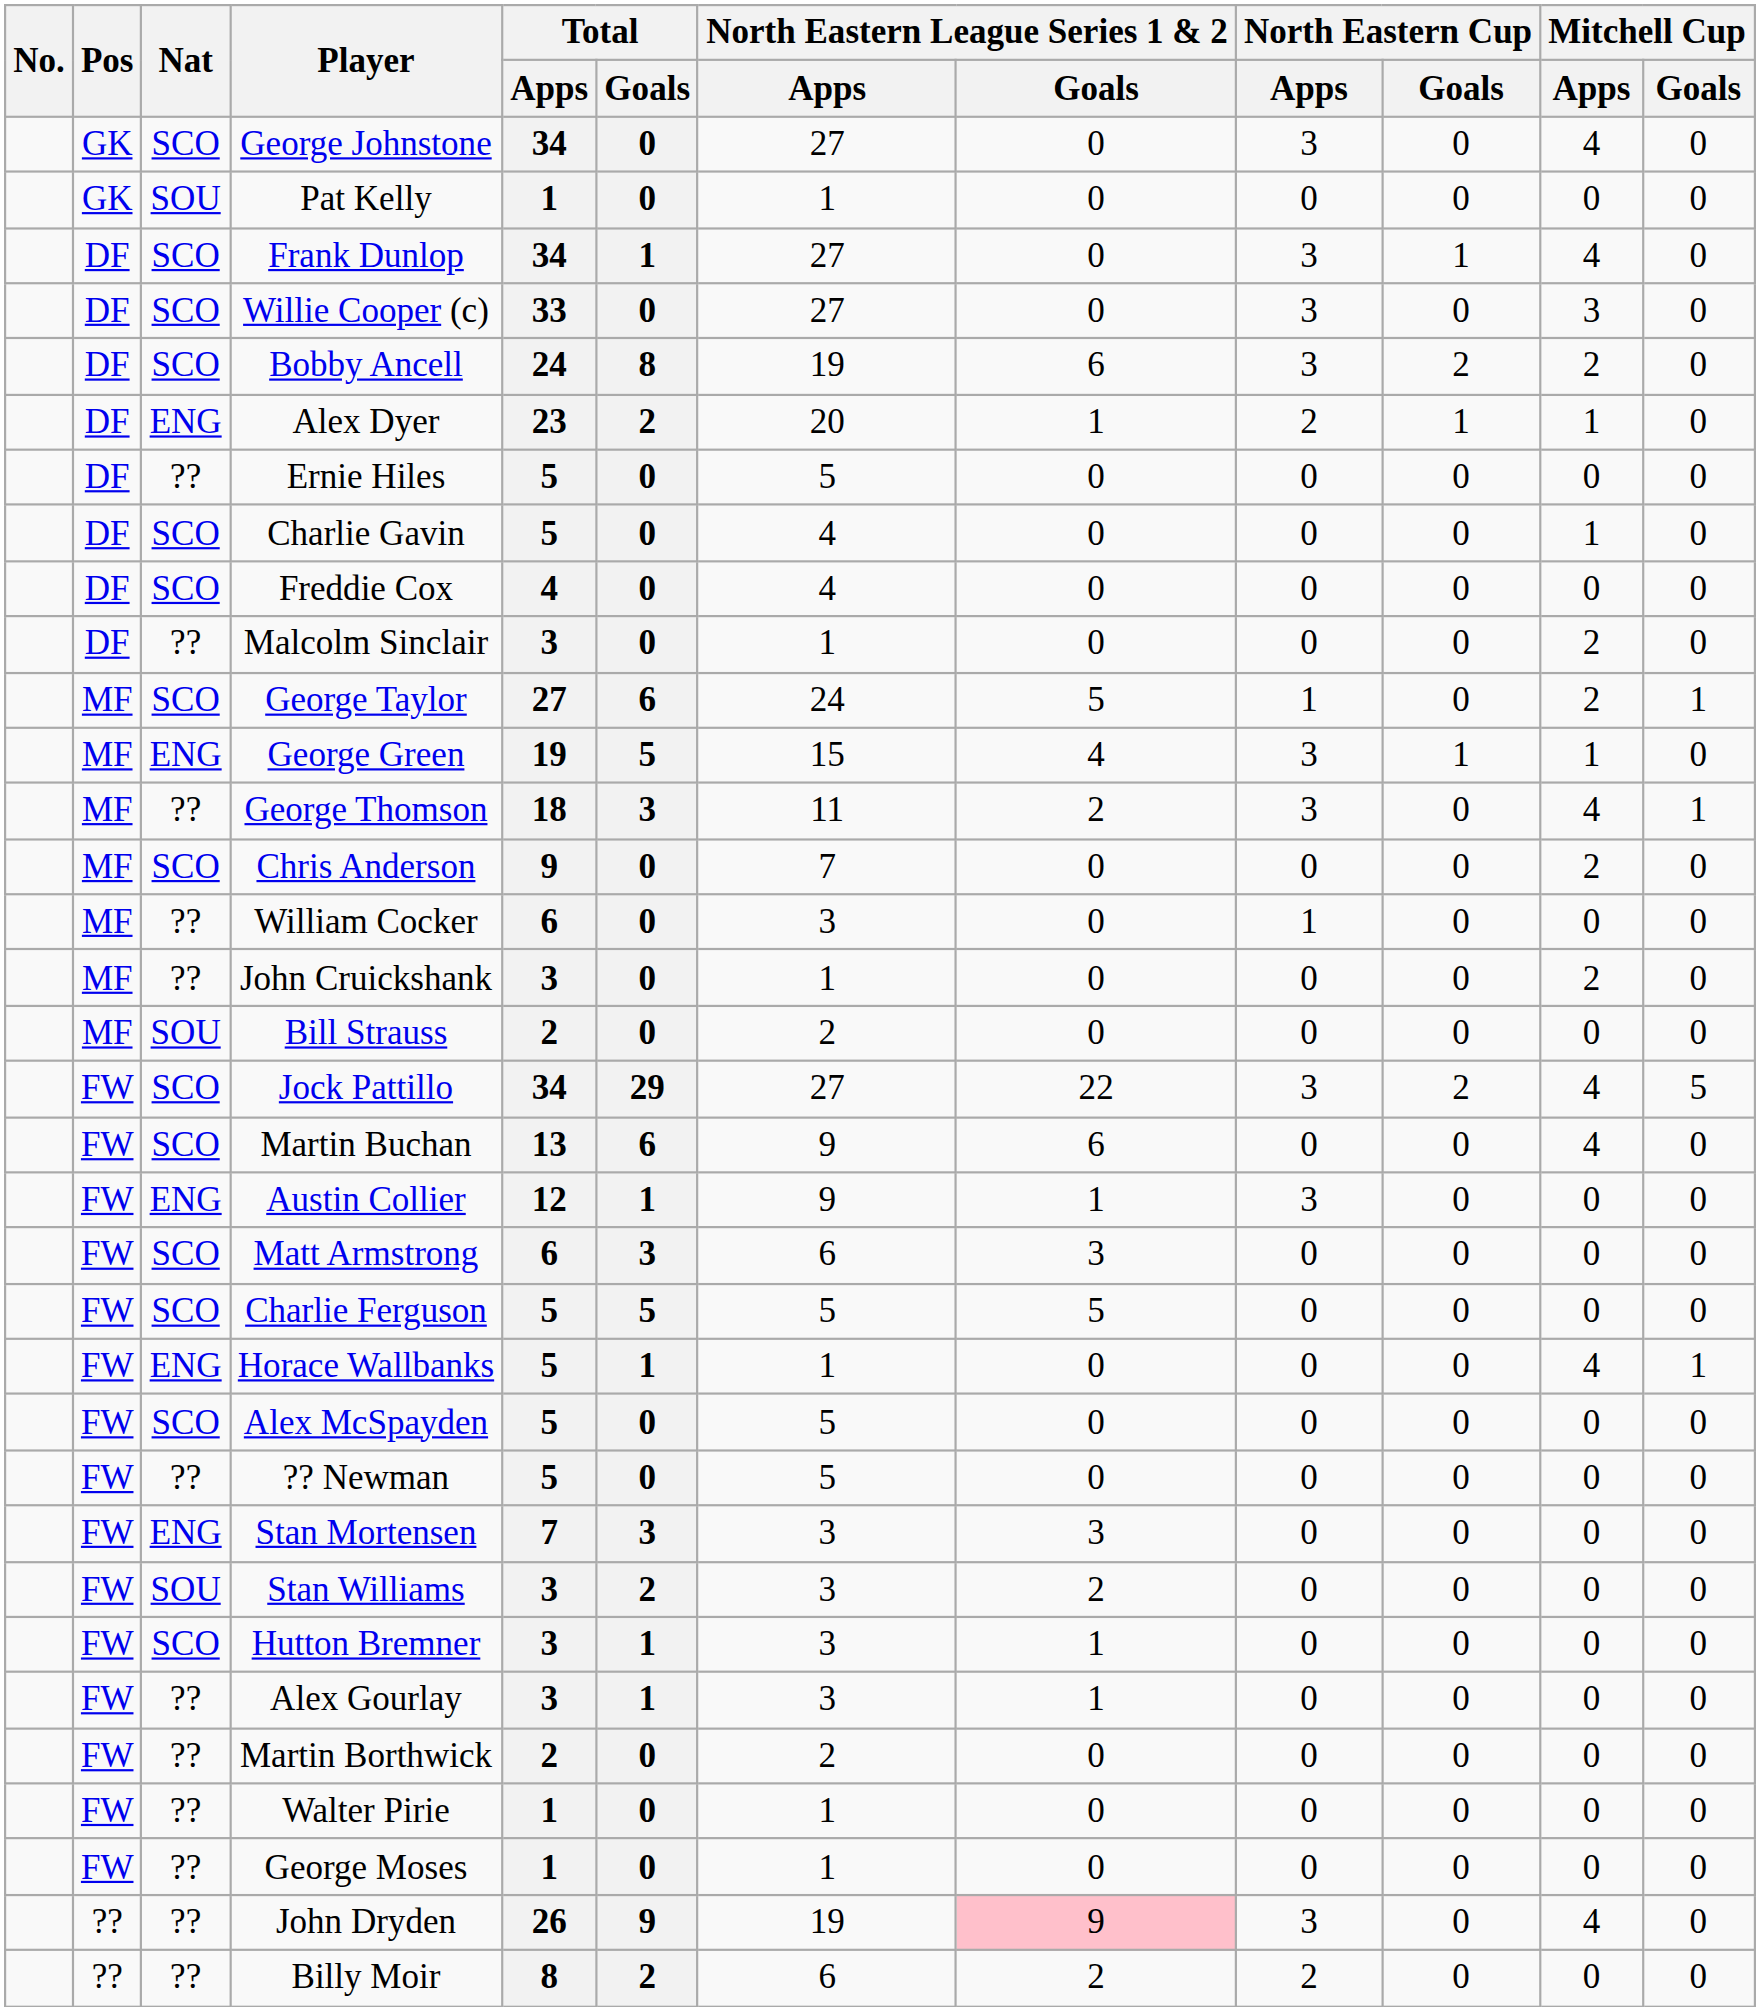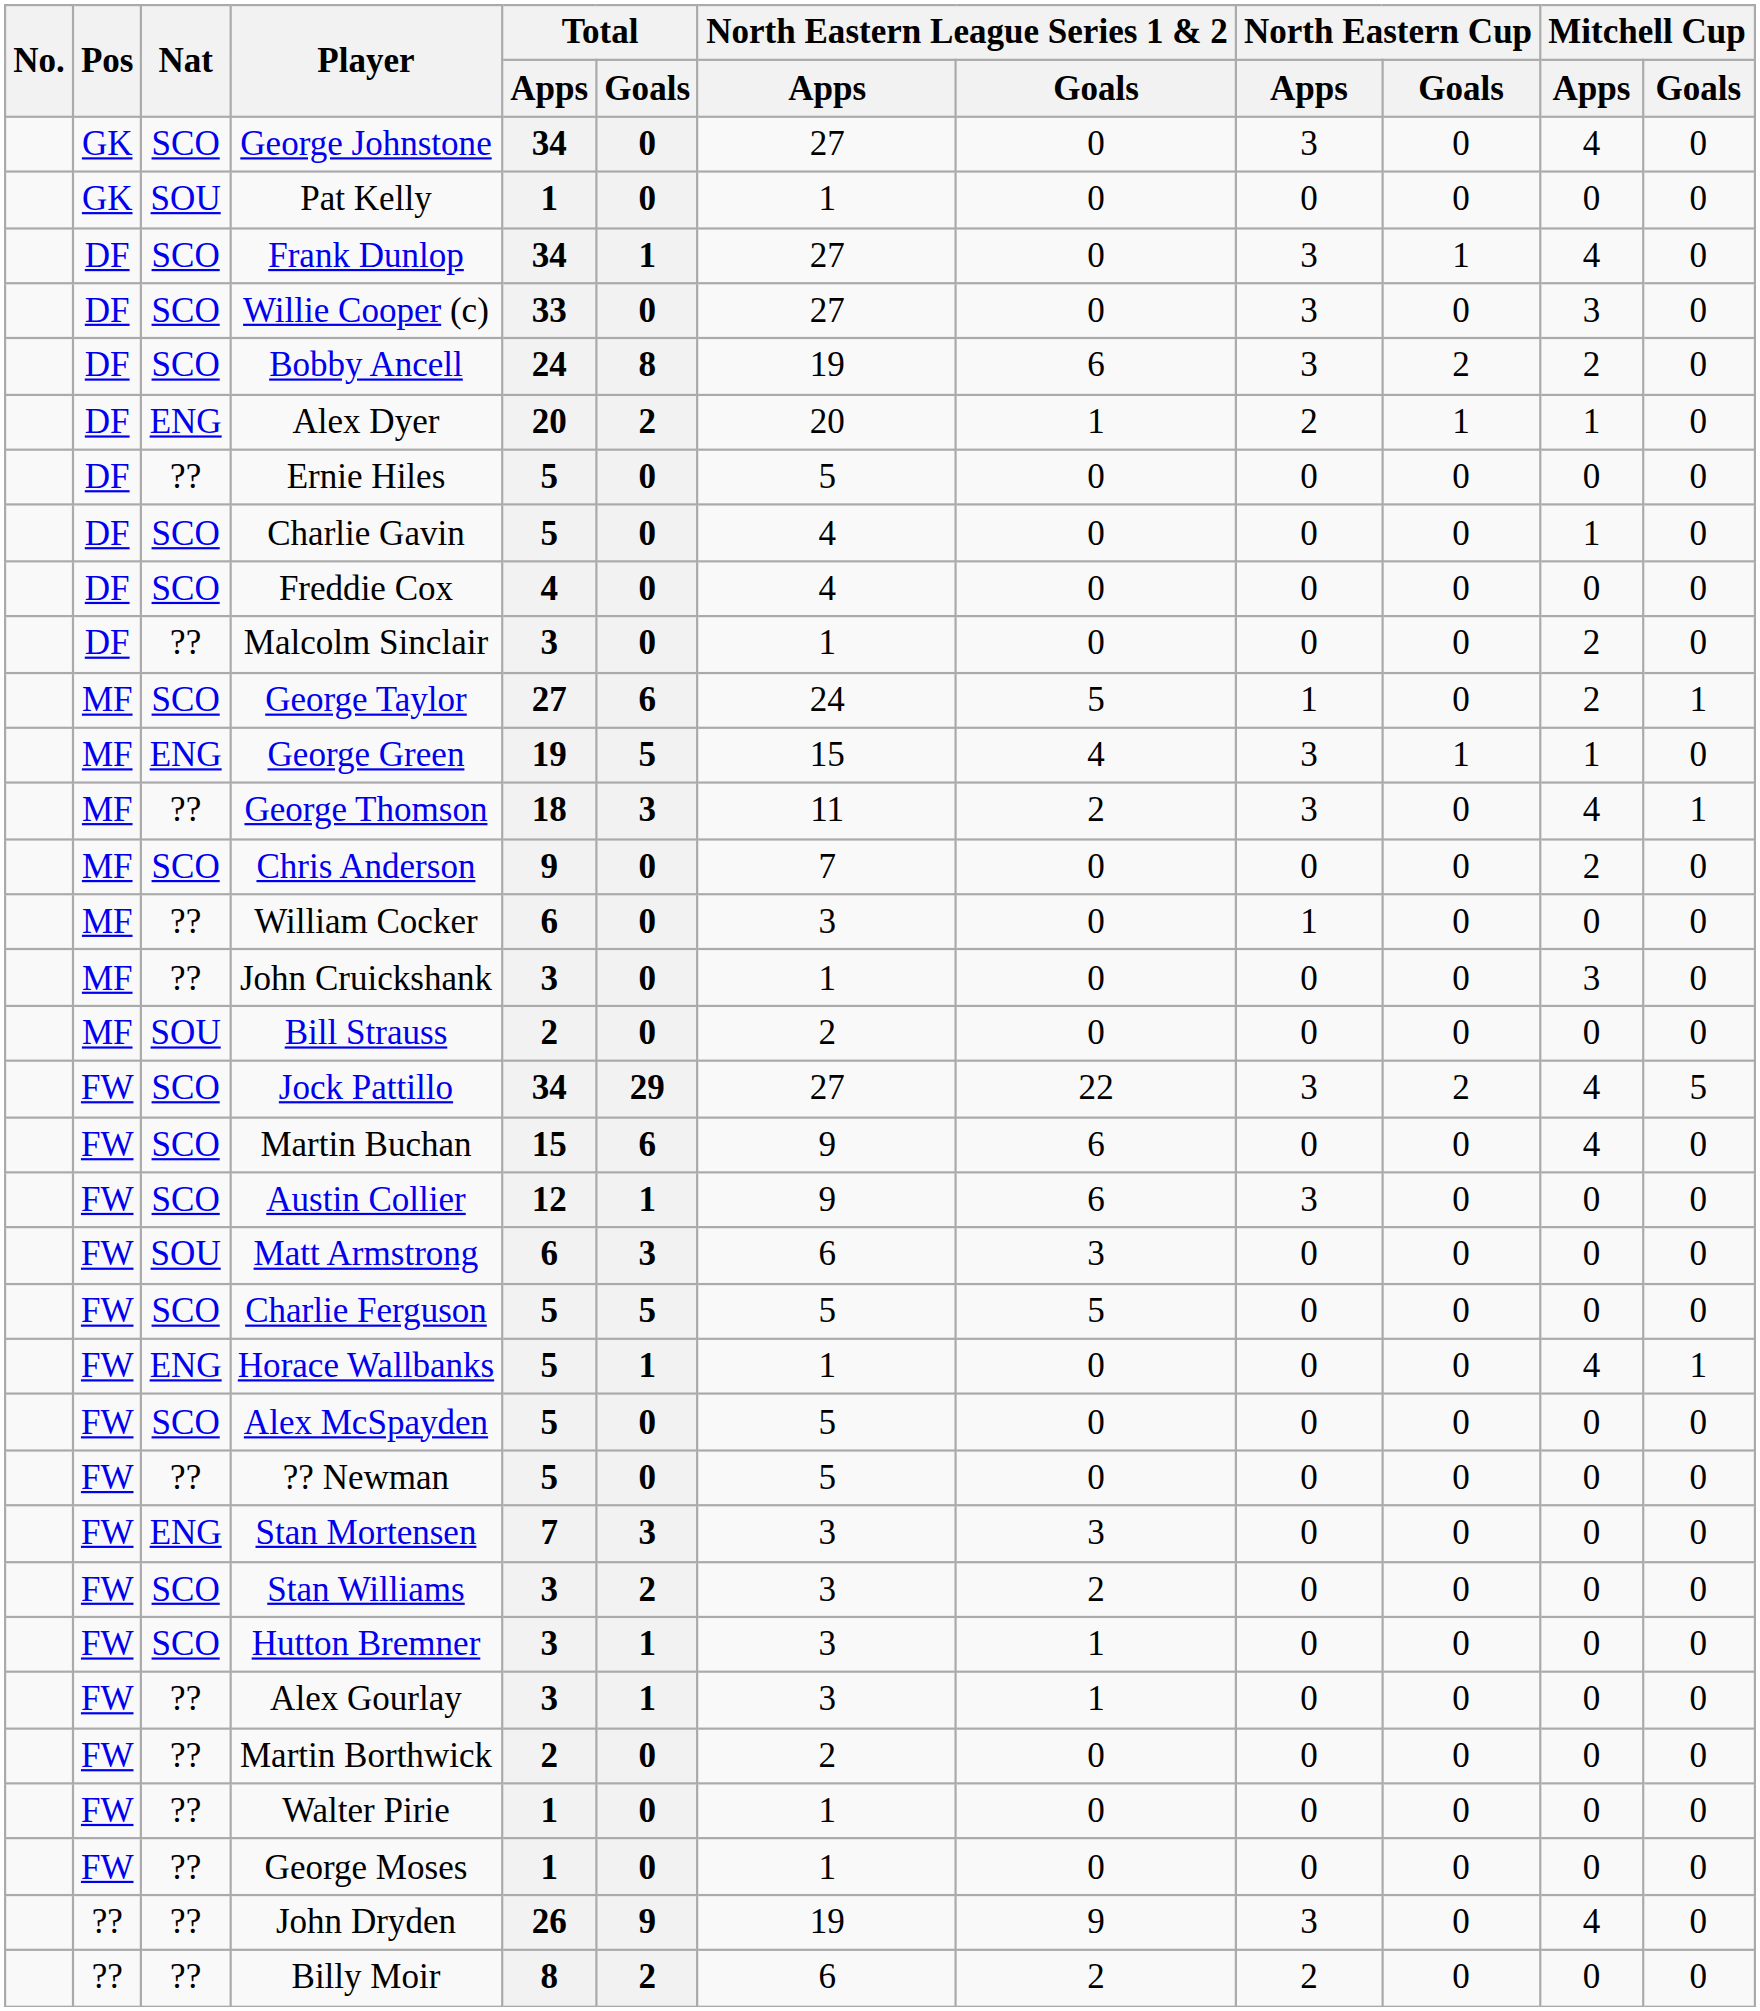(549, 421) 23 -> (549, 421) 20
(1591, 976) 2 -> (1591, 976) 3
(549, 1143) 13 -> (549, 1143) 15
(186, 1199) ENG -> (186, 1199) SCO
(1096, 1199) 1 -> (1096, 1199) 6
(186, 1254) SCO -> (186, 1254) SOU
(186, 1588) SOU -> (186, 1588) SCO
(1096, 1921) pink background -> (1096, 1921) no background
